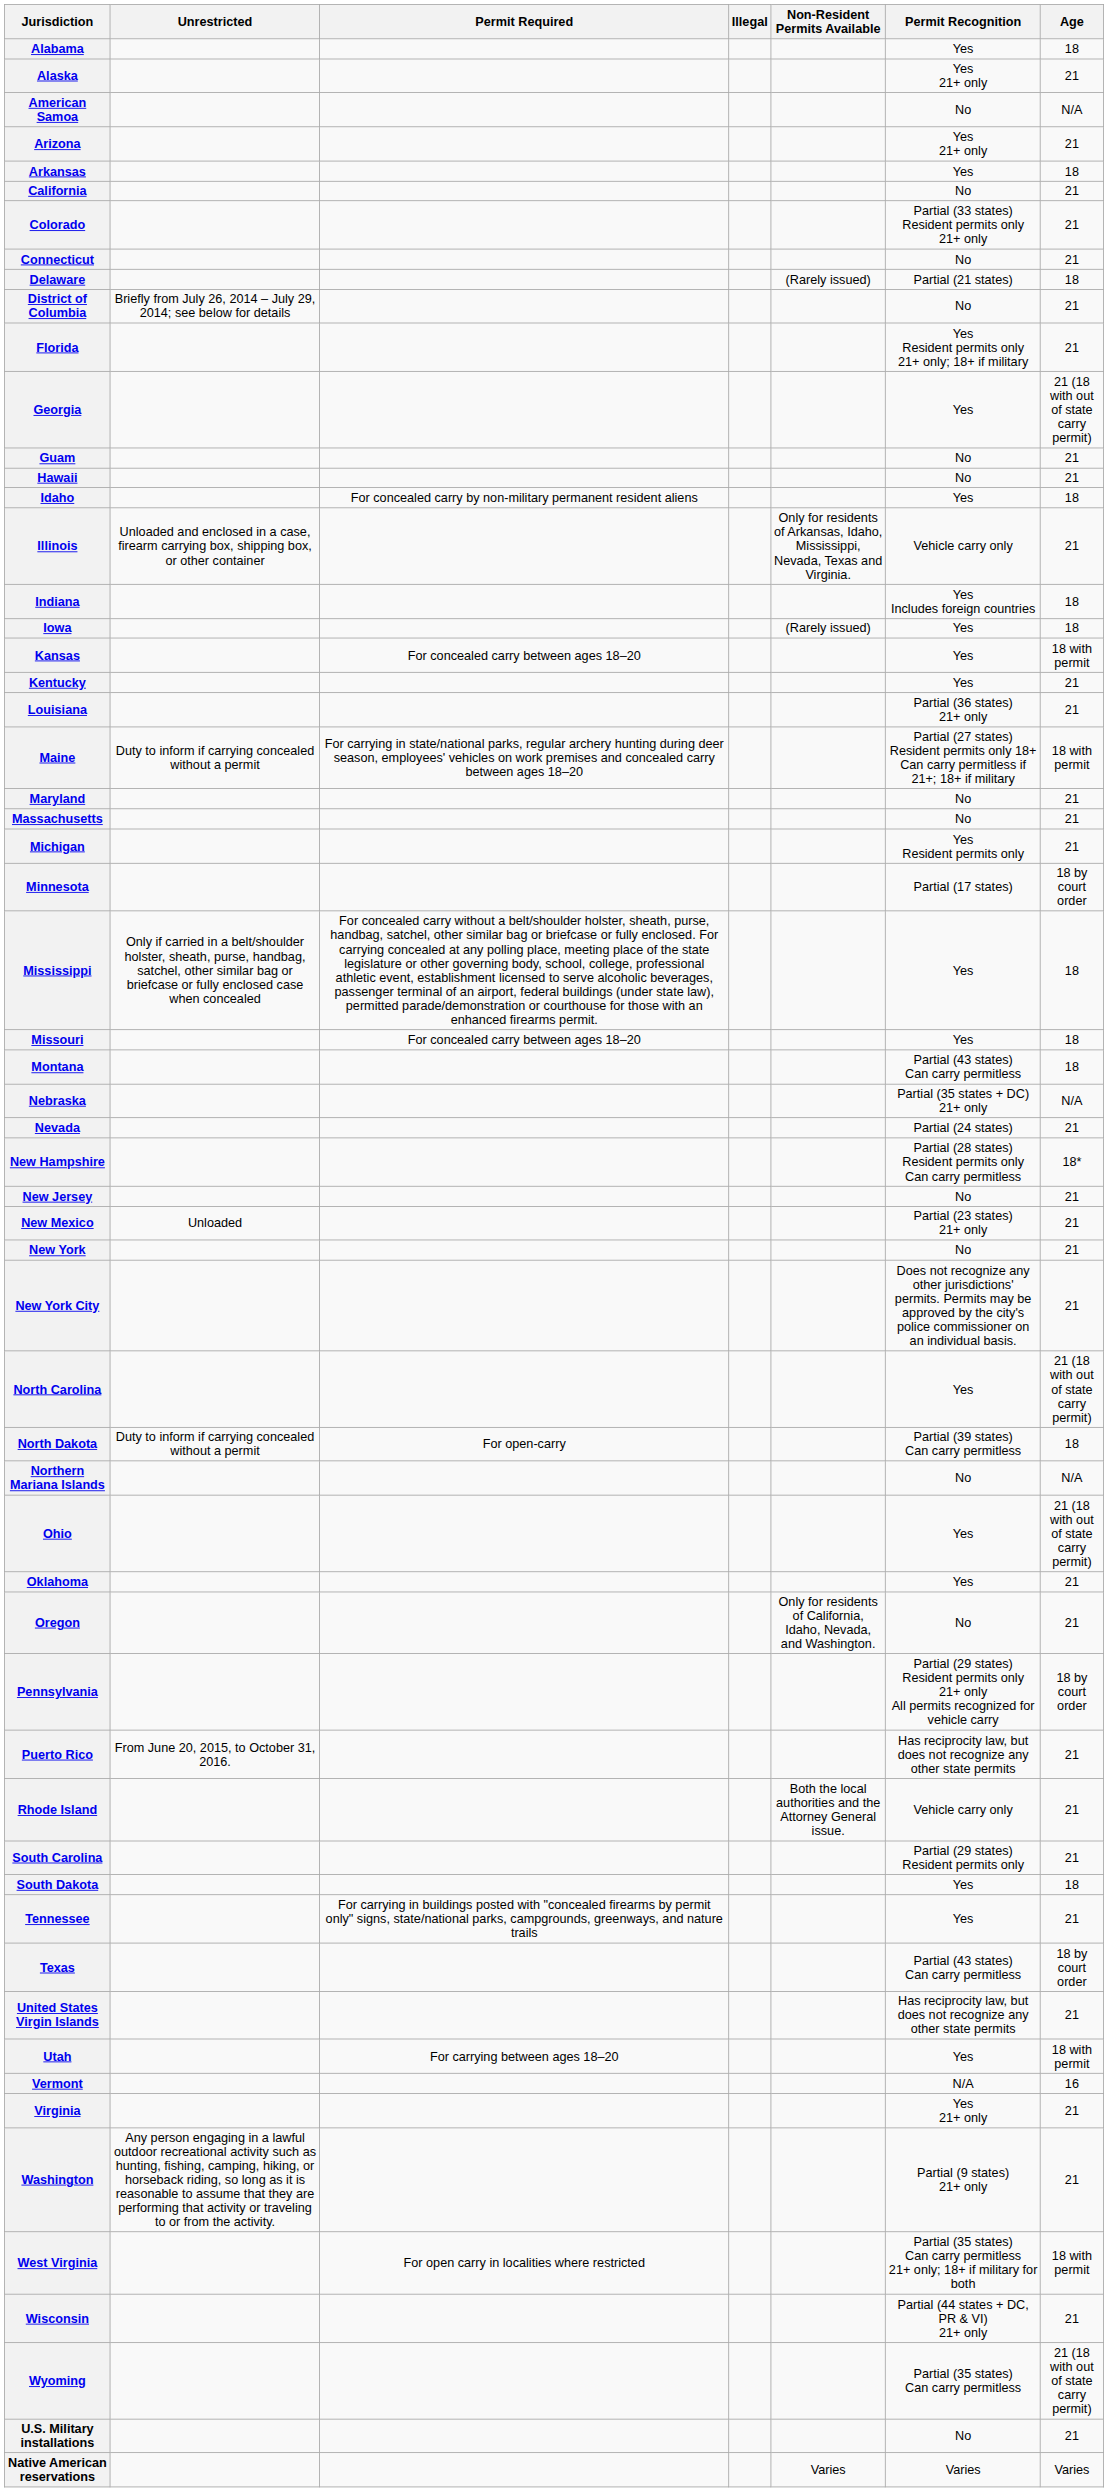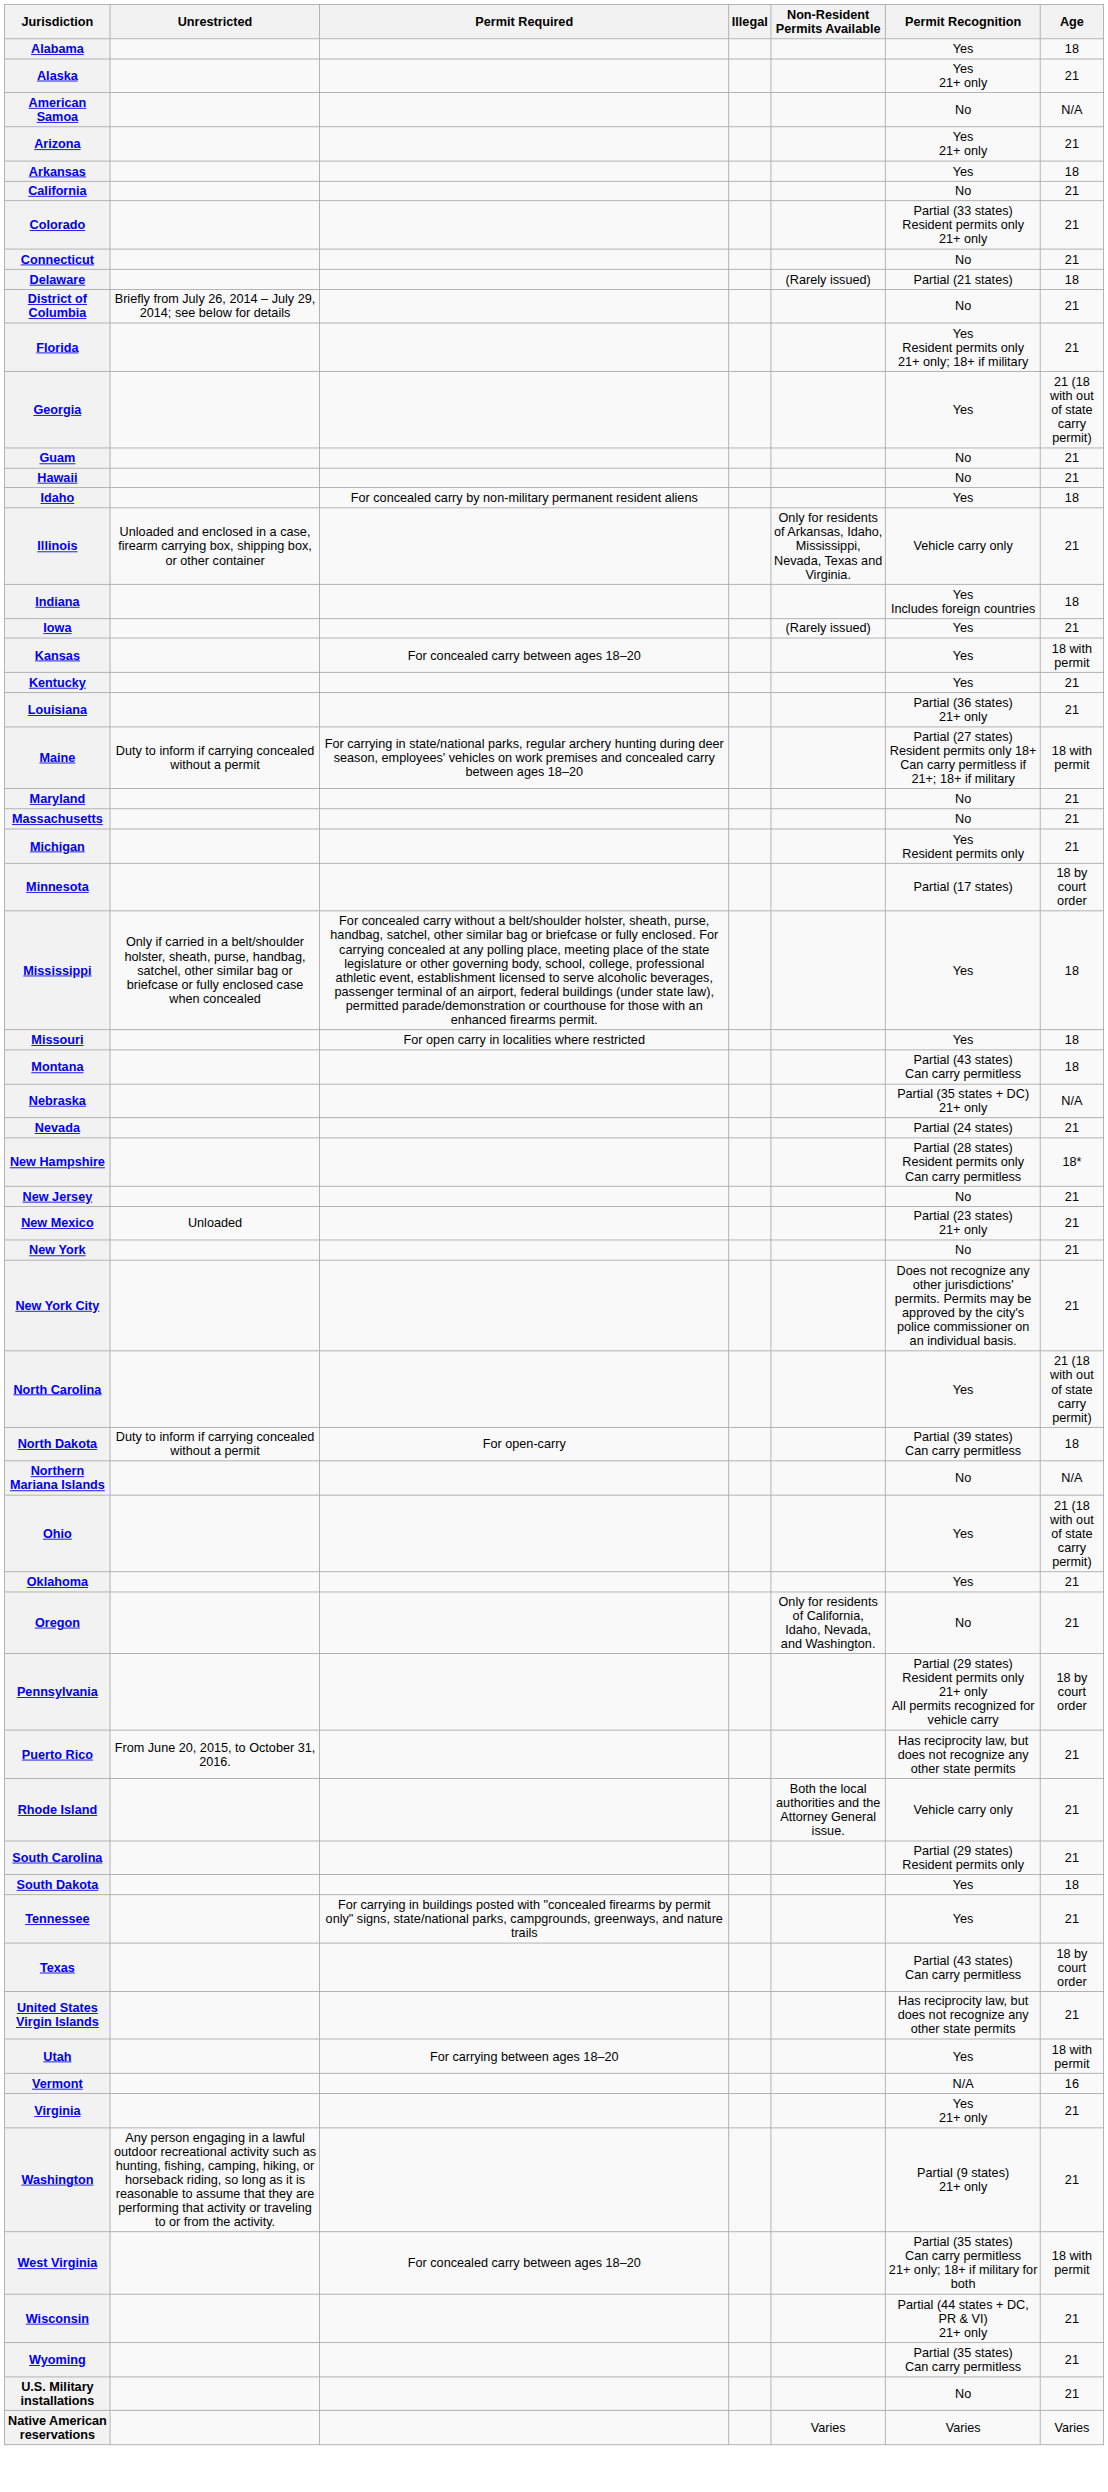(1072, 629) 18 -> (1072, 629) 21
(524, 1040) For concealed carry between ages 18–20 -> (524, 1040) For open carry in localities where restricted
(524, 2263) For open carry in localities where restricted -> (524, 2263) For concealed carry between ages 18–20
(1072, 2381) 21 (18 with out of state carry permit) -> (1072, 2360) 21
